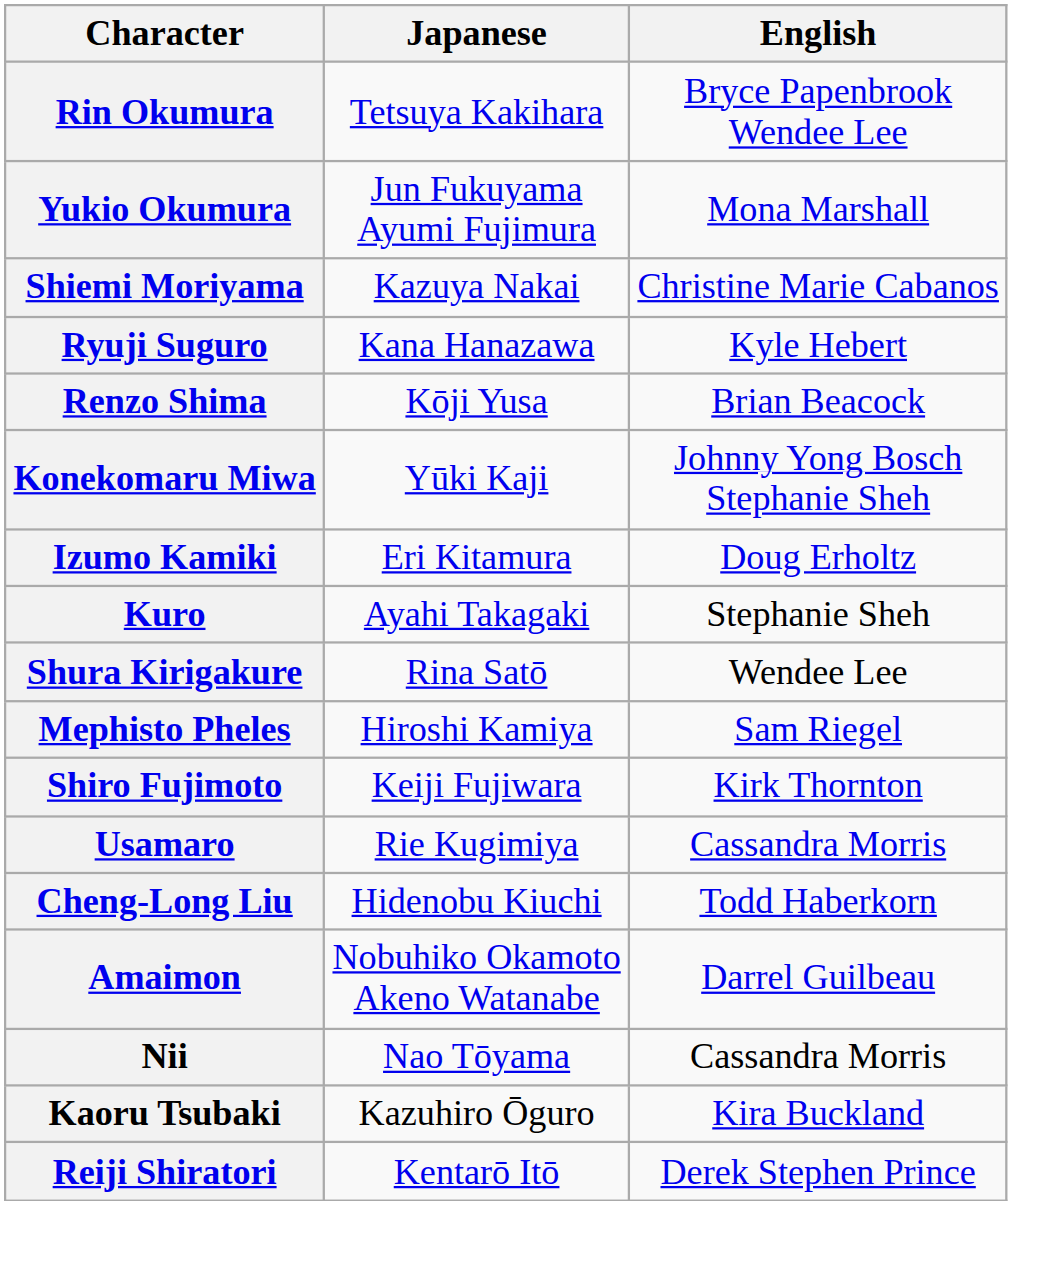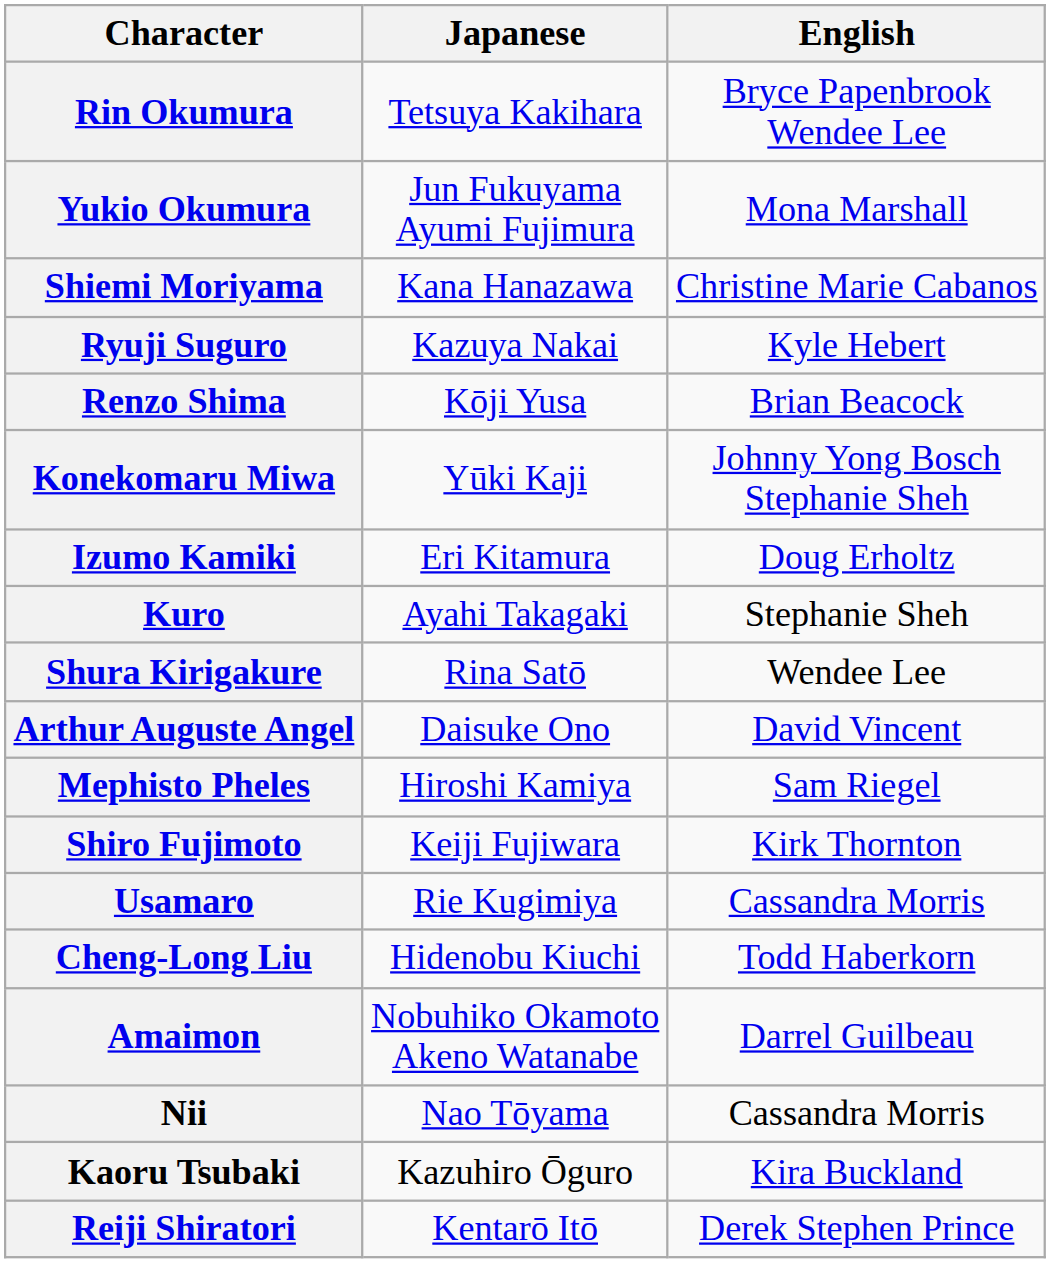(477, 286) Kazuya Nakai -> (515, 286) Kana Hanazawa
(477, 343) Kana Hanazawa -> (515, 343) Kazuya Nakai
+ row: (184, 728)
